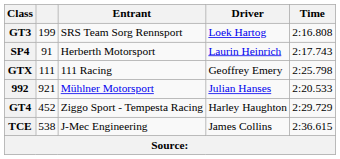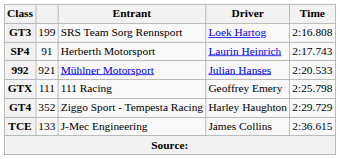rows swapped: (20, 70) <-> (20, 89)
(47, 108) 452 -> (47, 108) 352
(47, 126) 538 -> (47, 126) 133
